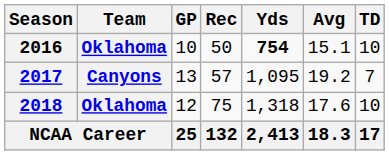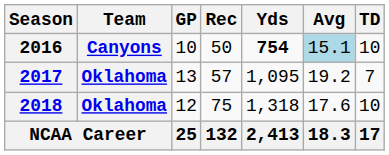(124, 48) Oklahoma -> (124, 48) Canyons
(329, 48) no background -> (329, 48) lightblue background
(124, 77) Canyons -> (124, 77) Oklahoma
